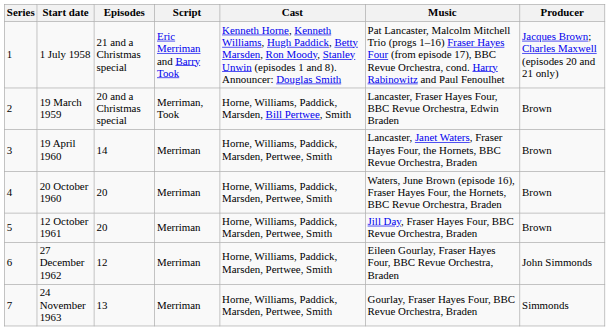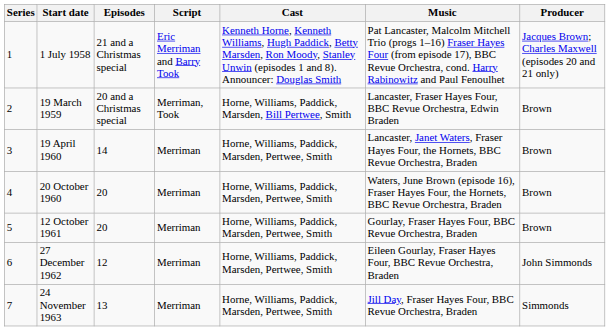(441, 227) Jill Day, Fraser Hayes Four, BBC Revue Orchestra, Braden -> (441, 227) Gourlay, Fraser Hayes Four, BBC Revue Orchestra, Braden
(441, 305) Gourlay, Fraser Hayes Four, BBC Revue Orchestra, Braden -> (441, 305) Jill Day, Fraser Hayes Four, BBC Revue Orchestra, Braden
